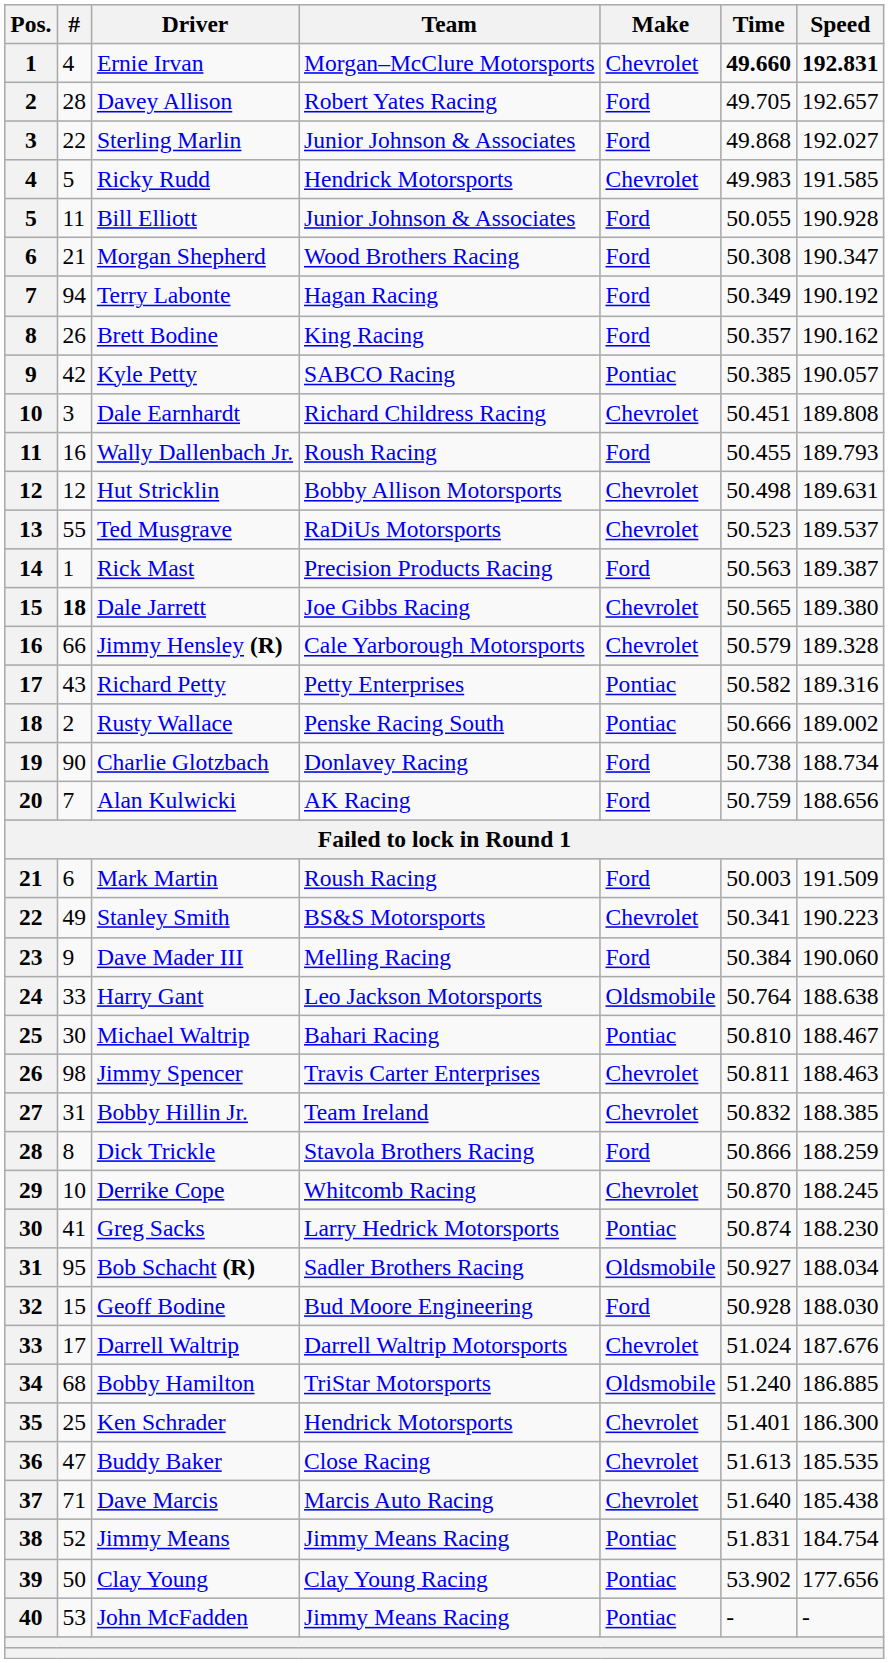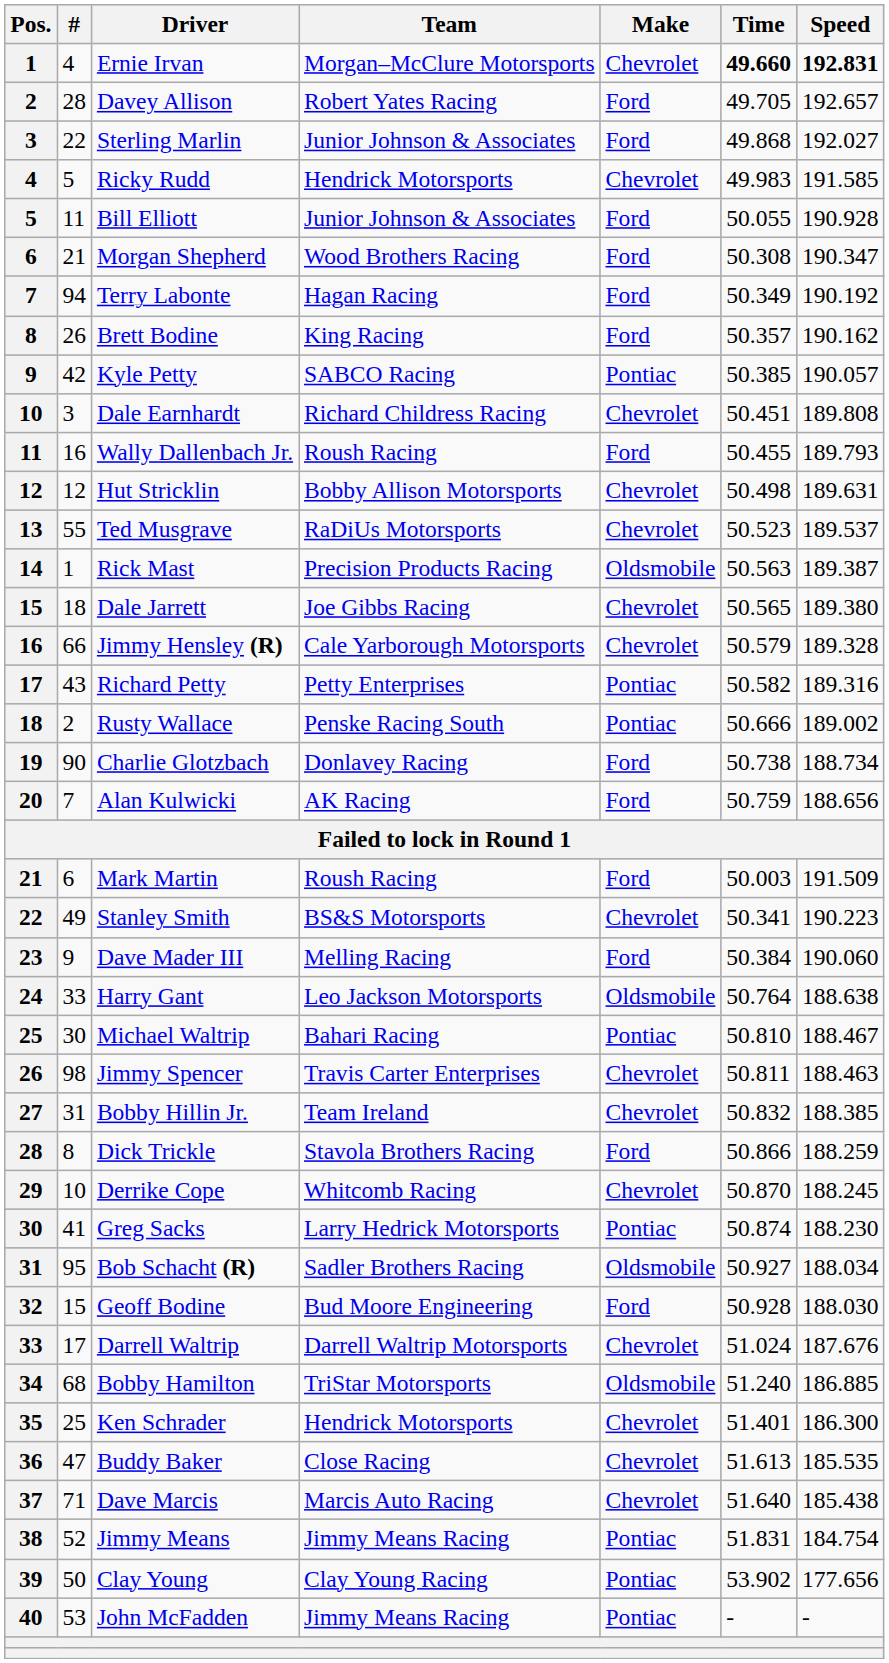(628, 567) Ford -> (660, 567) Oldsmobile
(74, 606) bold -> (74, 606) normal
